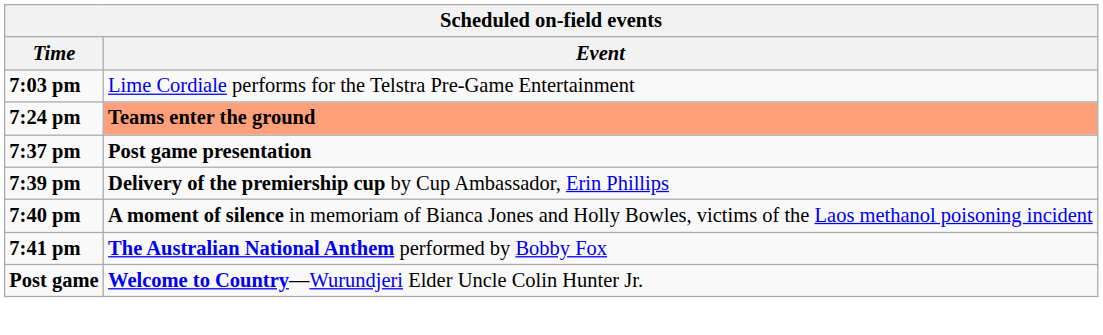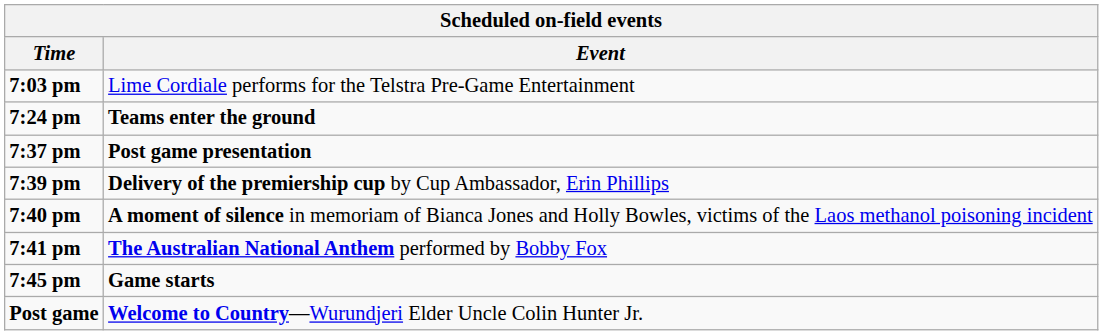(212, 118) lightsalmon background -> (212, 118) no background
+ row: (45, 280)
